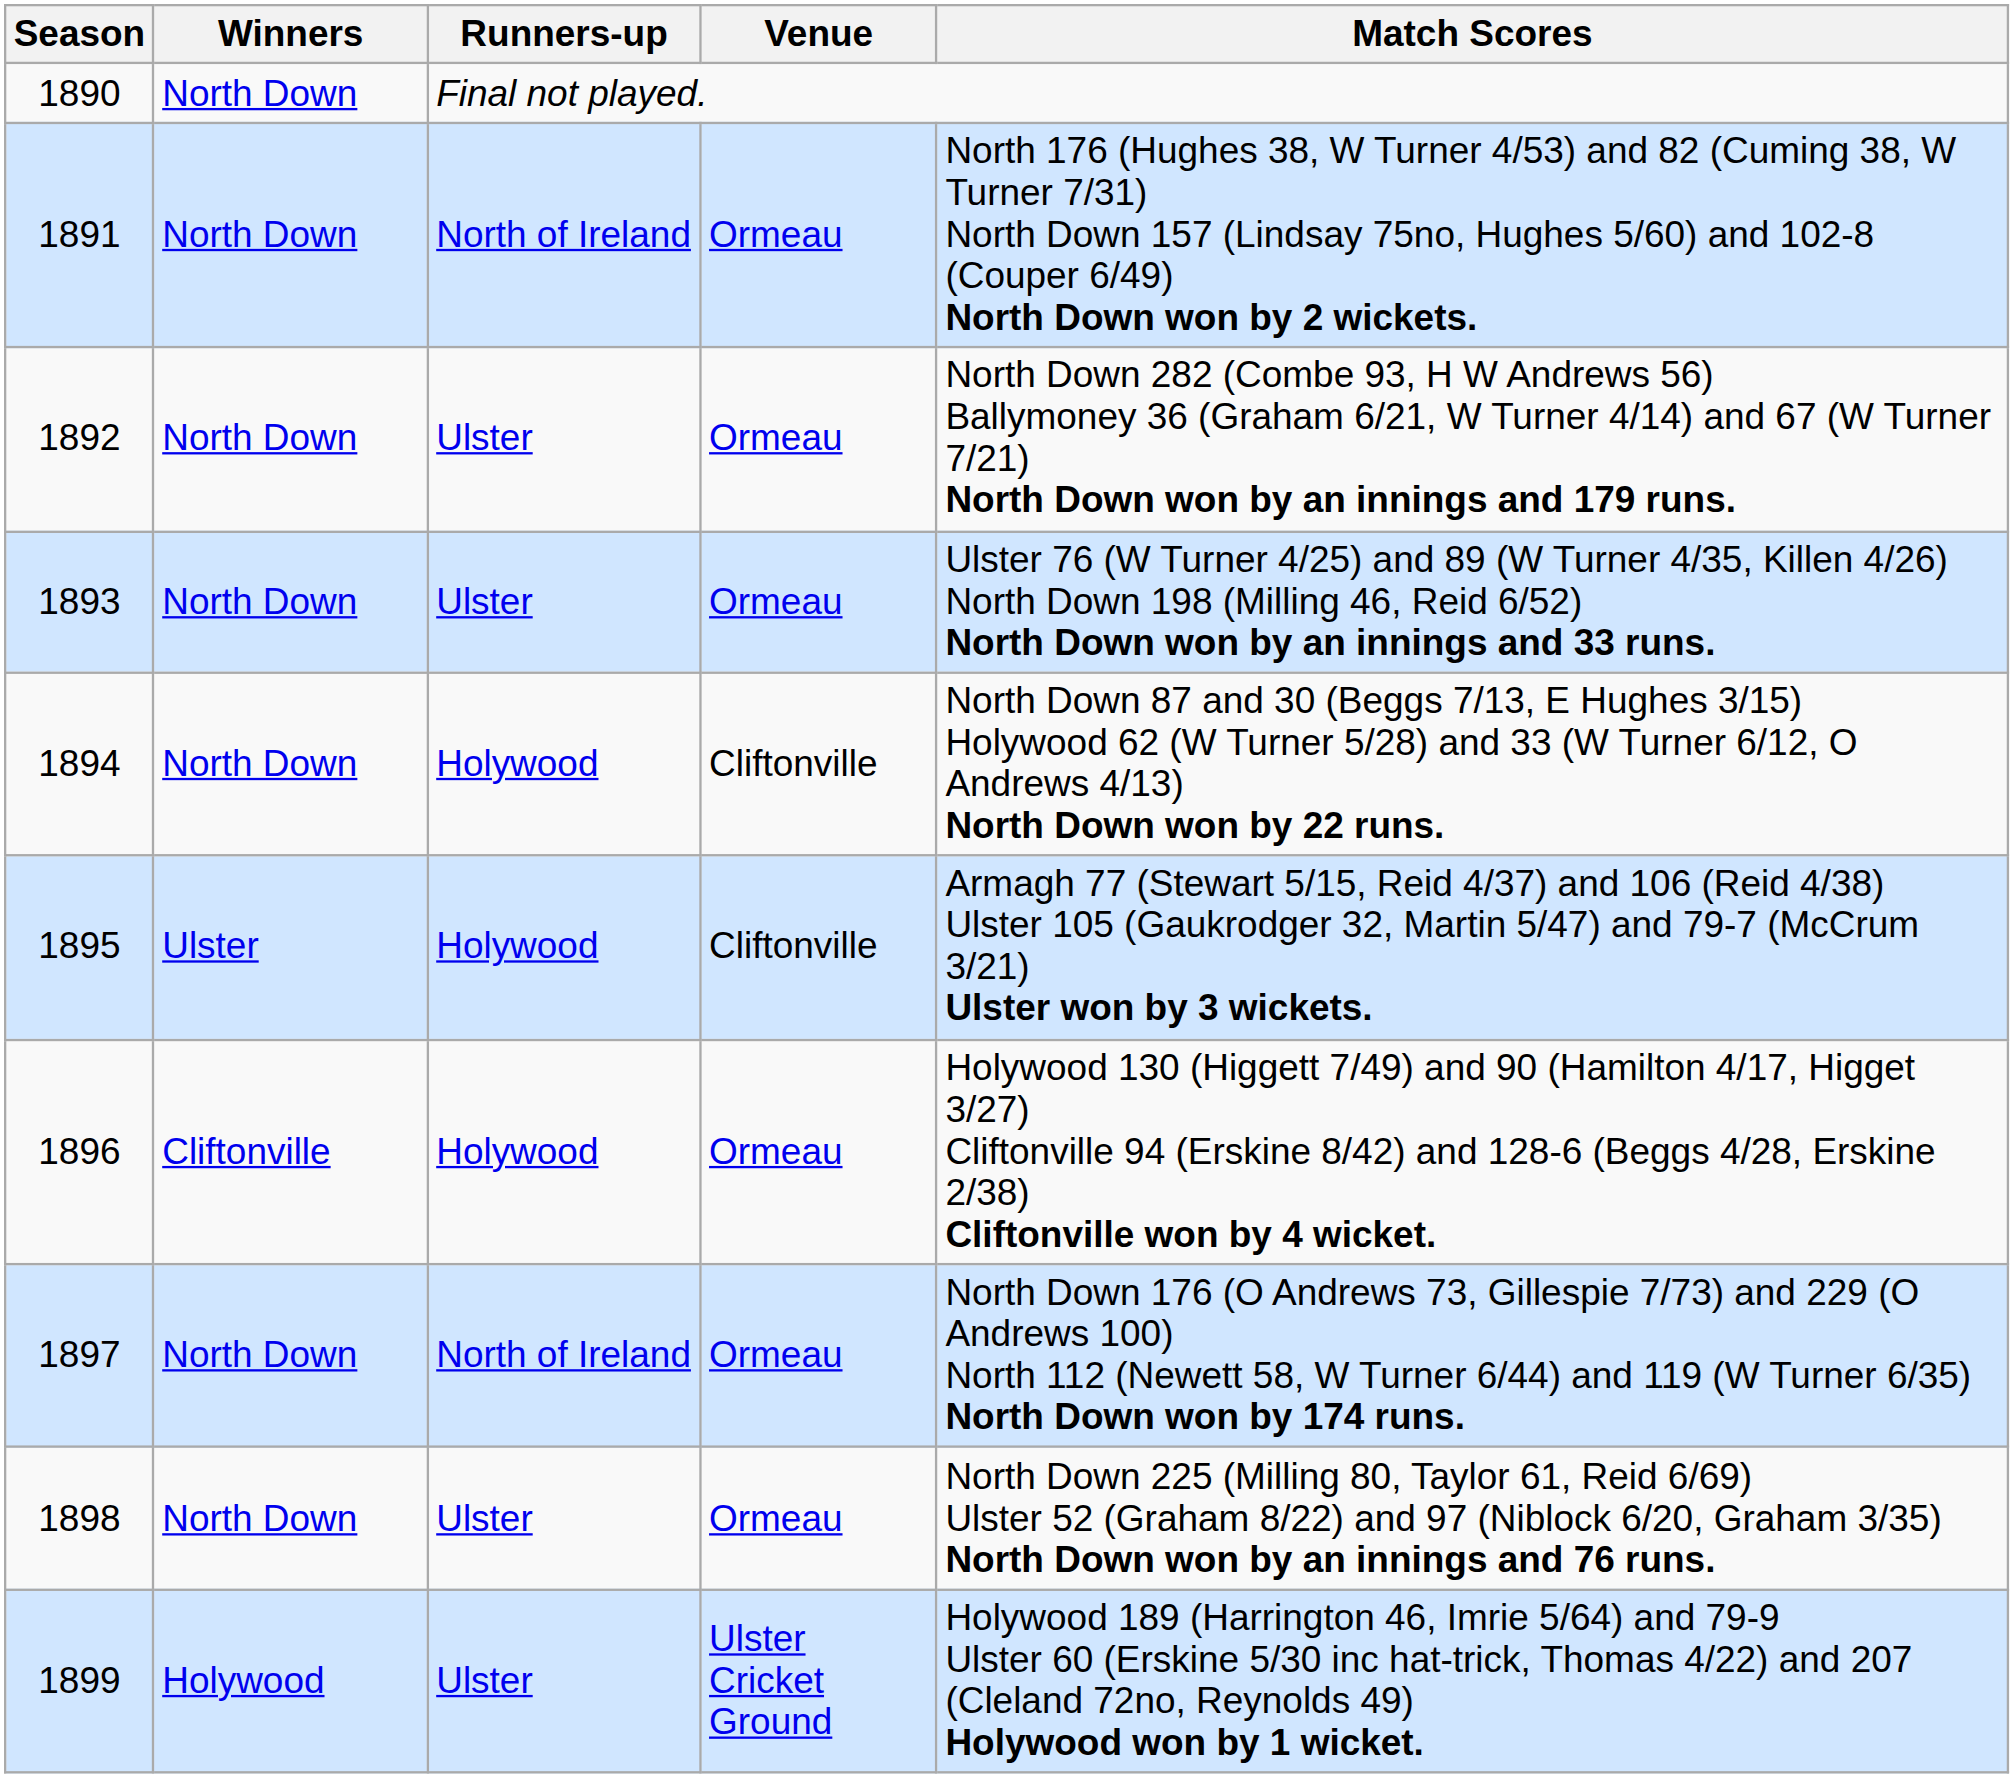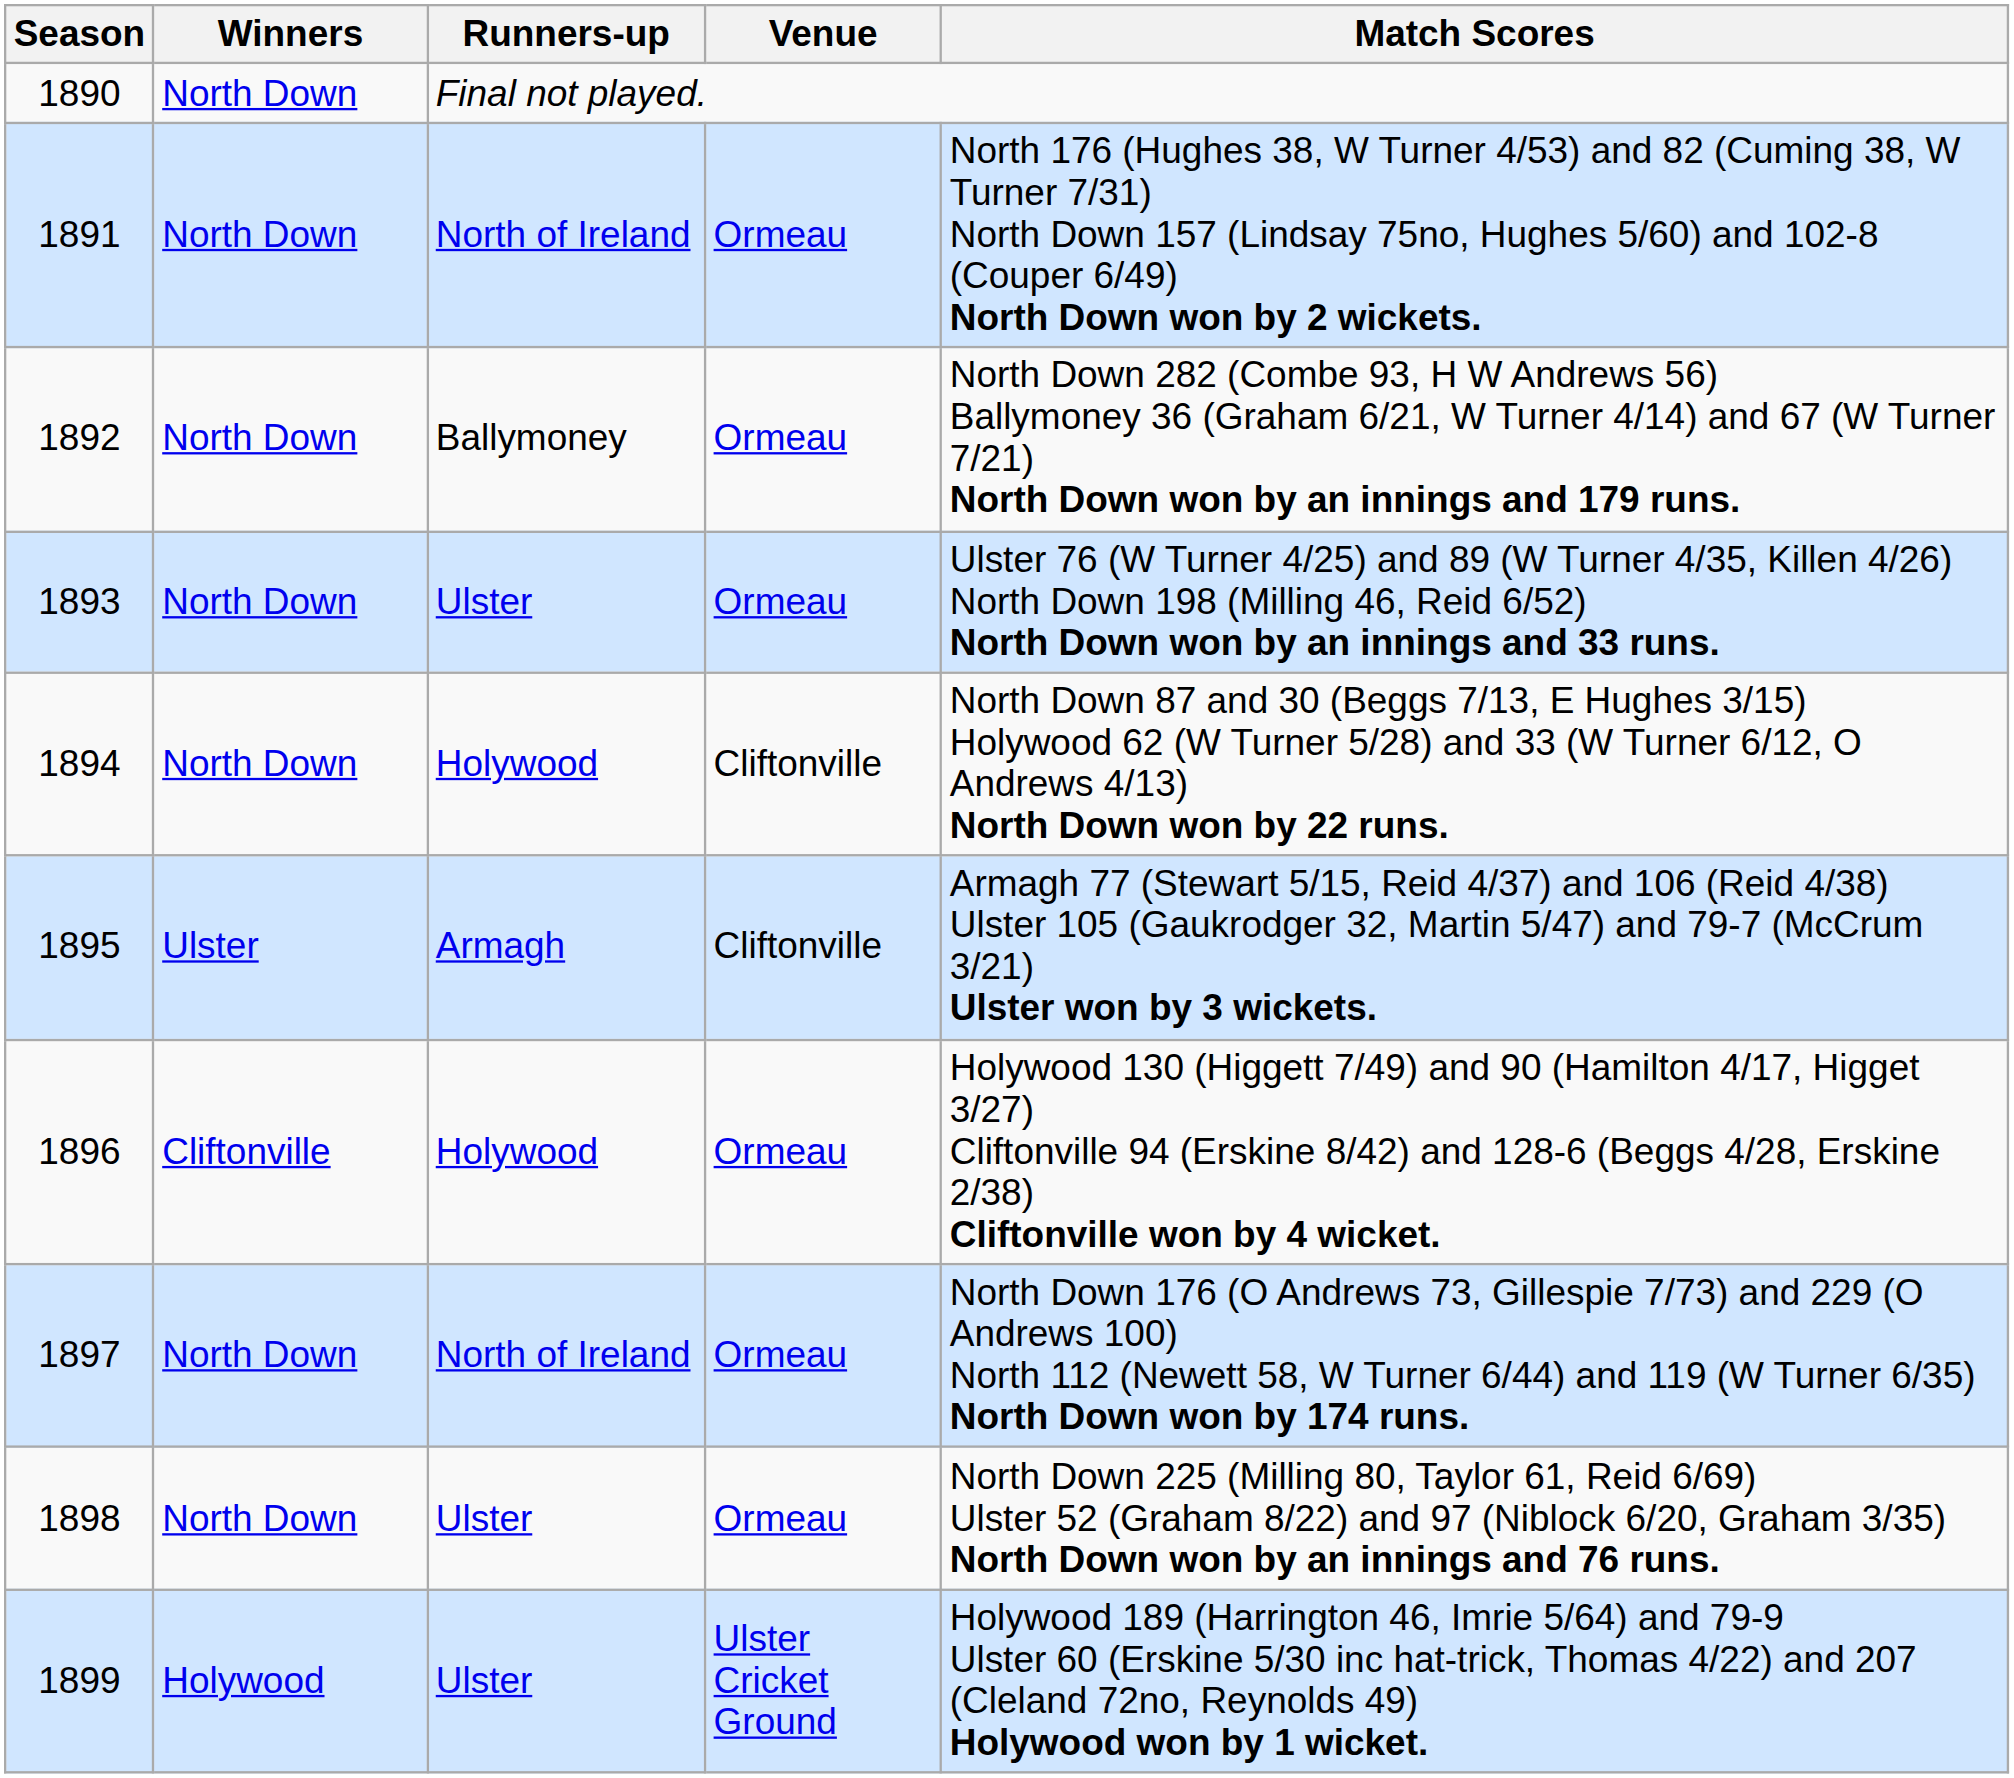(484, 438) Ulster -> (531, 438) Ballymoney
(517, 946) Holywood -> (500, 946) Armagh
